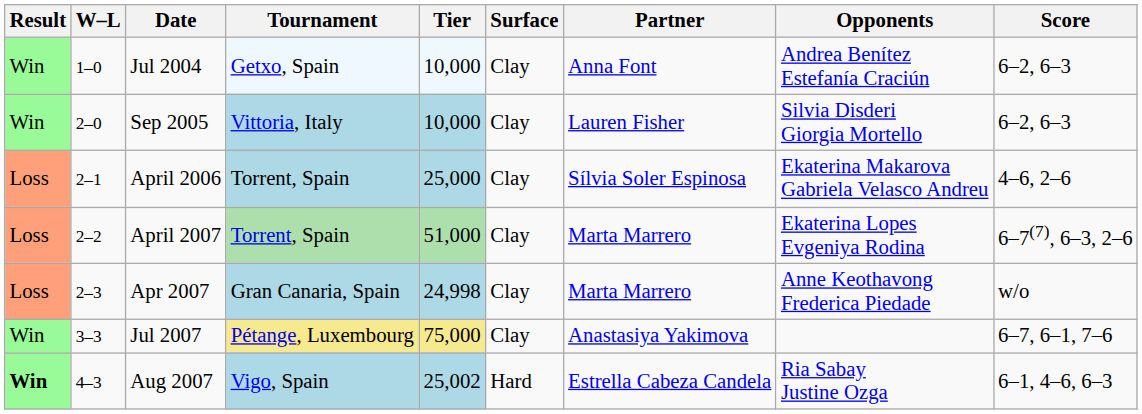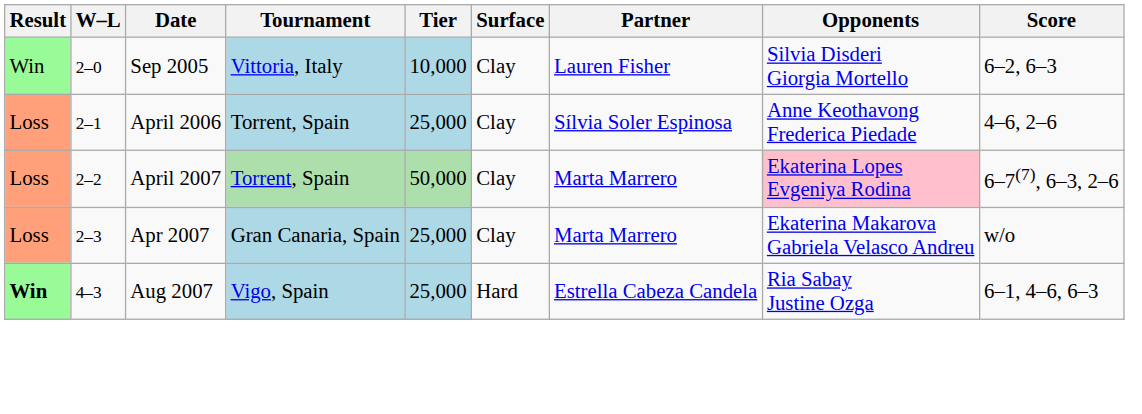- row: (166, 65)
(885, 178) Ekaterina Makarova Gabriela Velasco Andreu -> (843, 122) Anne Keothavong Frederica Piedade
(452, 234) 51,000 -> (438, 178) 50,000
(853, 234) no background -> (839, 178) pink background
(452, 291) 24,998 -> (438, 234) 25,000
(857, 291) Anne Keothavong Frederica Piedade -> (871, 234) Ekaterina Makarova Gabriela Velasco Andreu
- row: (166, 335)
(452, 380) 25,002 -> (438, 291) 25,000
